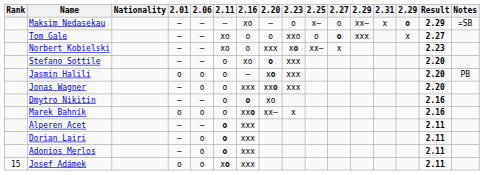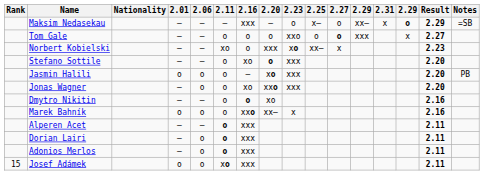(248, 24) xo -> (248, 24) xxx
(225, 37) xo -> (225, 37) o
(248, 88) xxx -> (248, 88) xo
